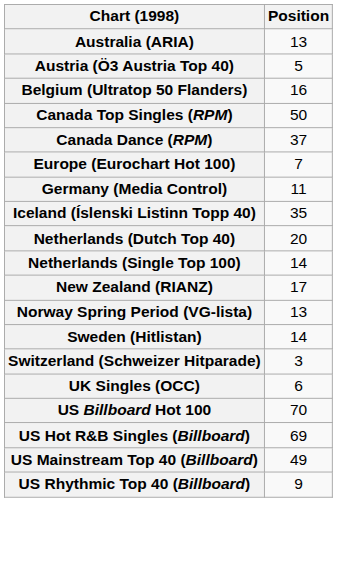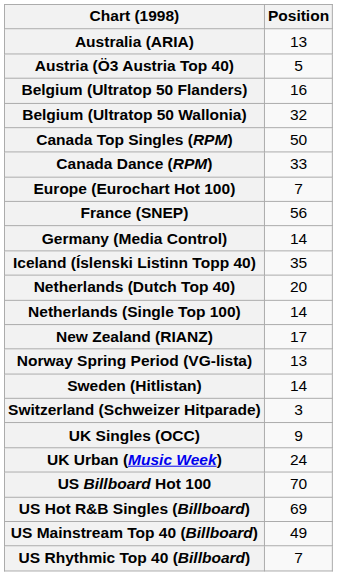+ row: (134, 115)
(299, 139) 37 -> (299, 164) 33
+ row: (134, 213)
(299, 189) 11 -> (299, 238) 14
(299, 386) 6 -> (299, 435) 9
+ row: (134, 459)
(299, 484) 9 -> (299, 558) 7
